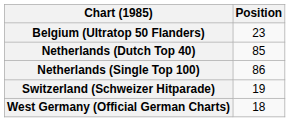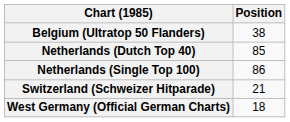(259, 32) 23 -> (259, 32) 38
(259, 88) 19 -> (259, 88) 21
